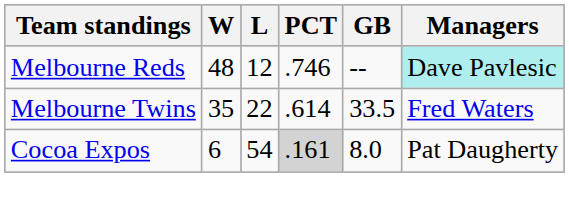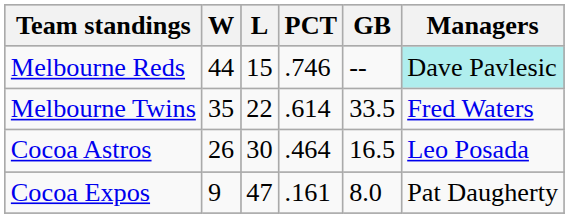(221, 66) 48 -> (221, 66) 44
(259, 66) 12 -> (259, 66) 15
+ row: (81, 150)
(215, 150) 6 -> (215, 191) 9
(259, 150) 54 -> (259, 191) 47
(308, 150) lightgrey background -> (308, 191) no background
